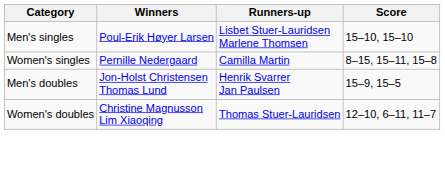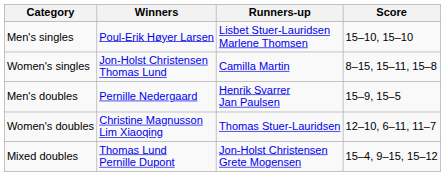(148, 60) Pernille Nedergaard -> (153, 66) Jon-Holst Christensen Thomas Lund
(153, 84) Jon-Holst Christensen Thomas Lund -> (148, 96) Pernille Nedergaard
+ row: (42, 156)
